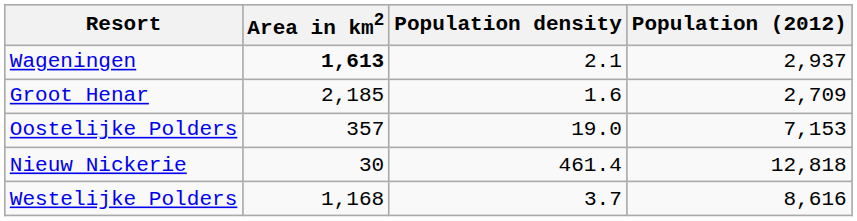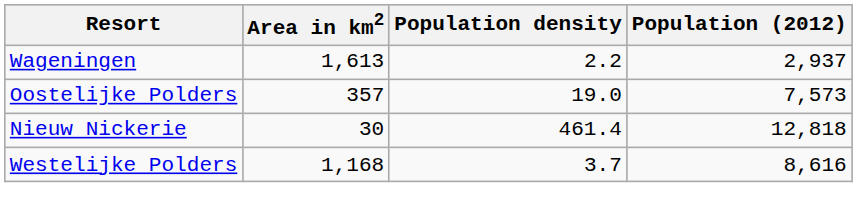(353, 62) bold -> (353, 62) normal
(603, 62) 2.1 -> (603, 62) 2.2
- row: (79, 96)
(815, 130) 7,153 -> (815, 96) 7,573
